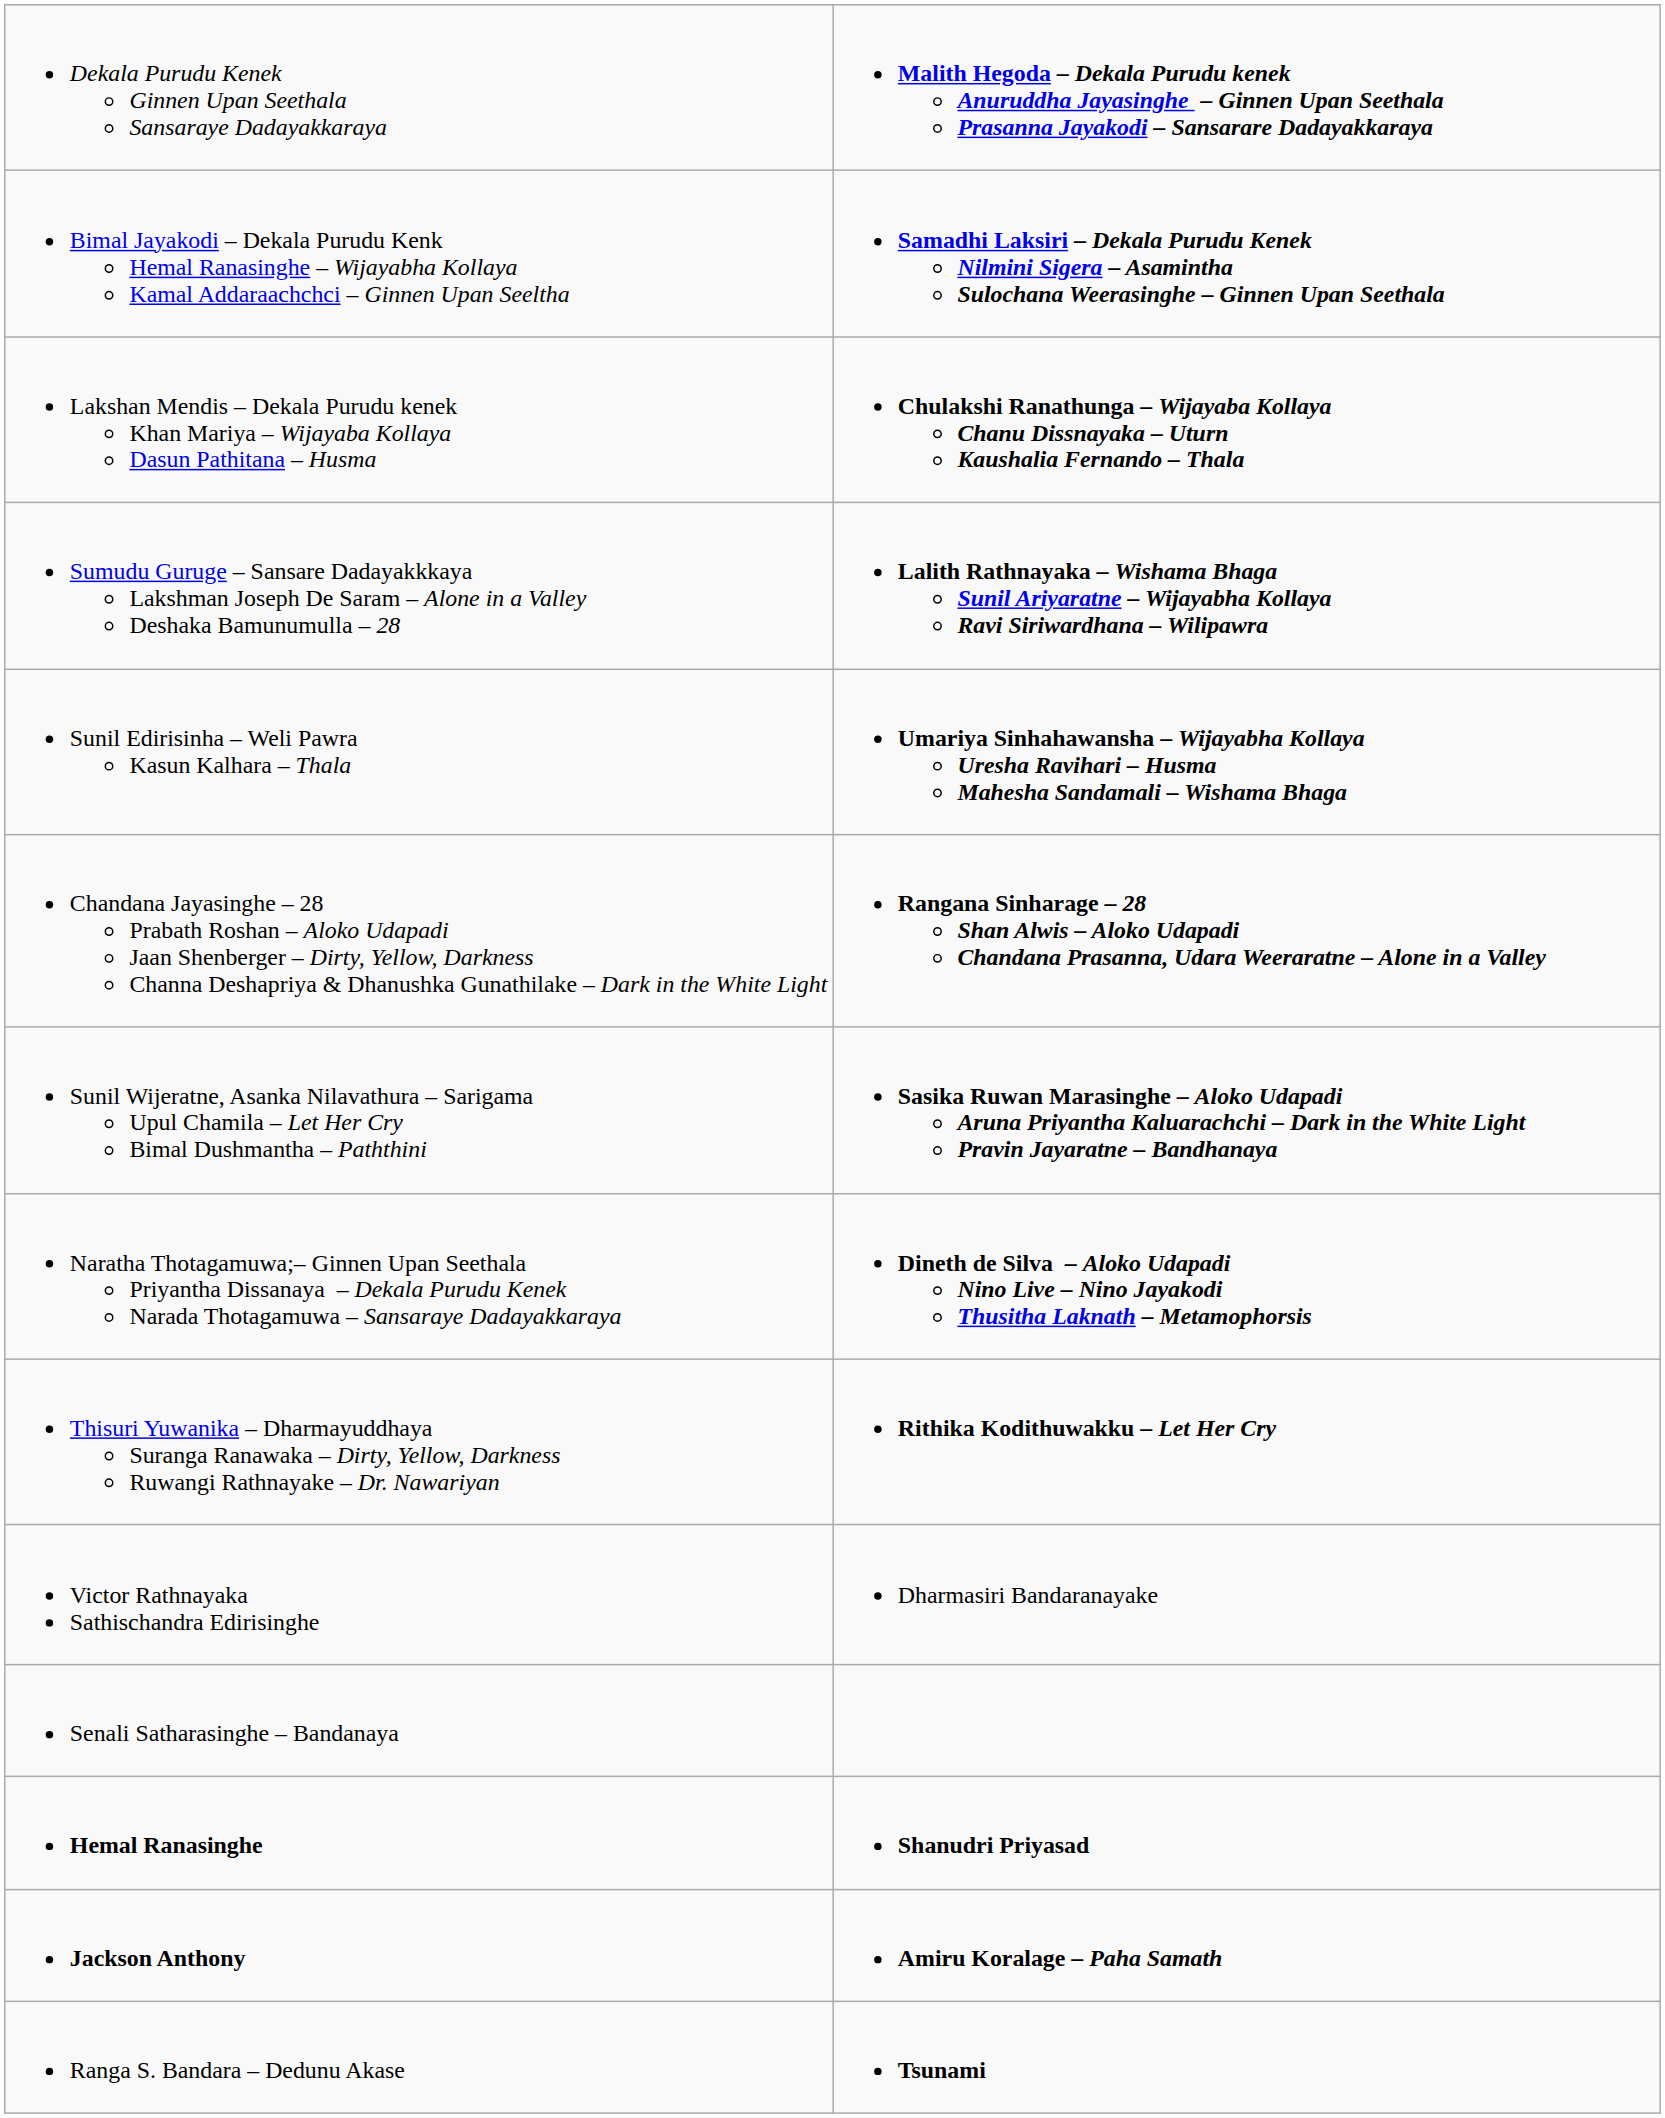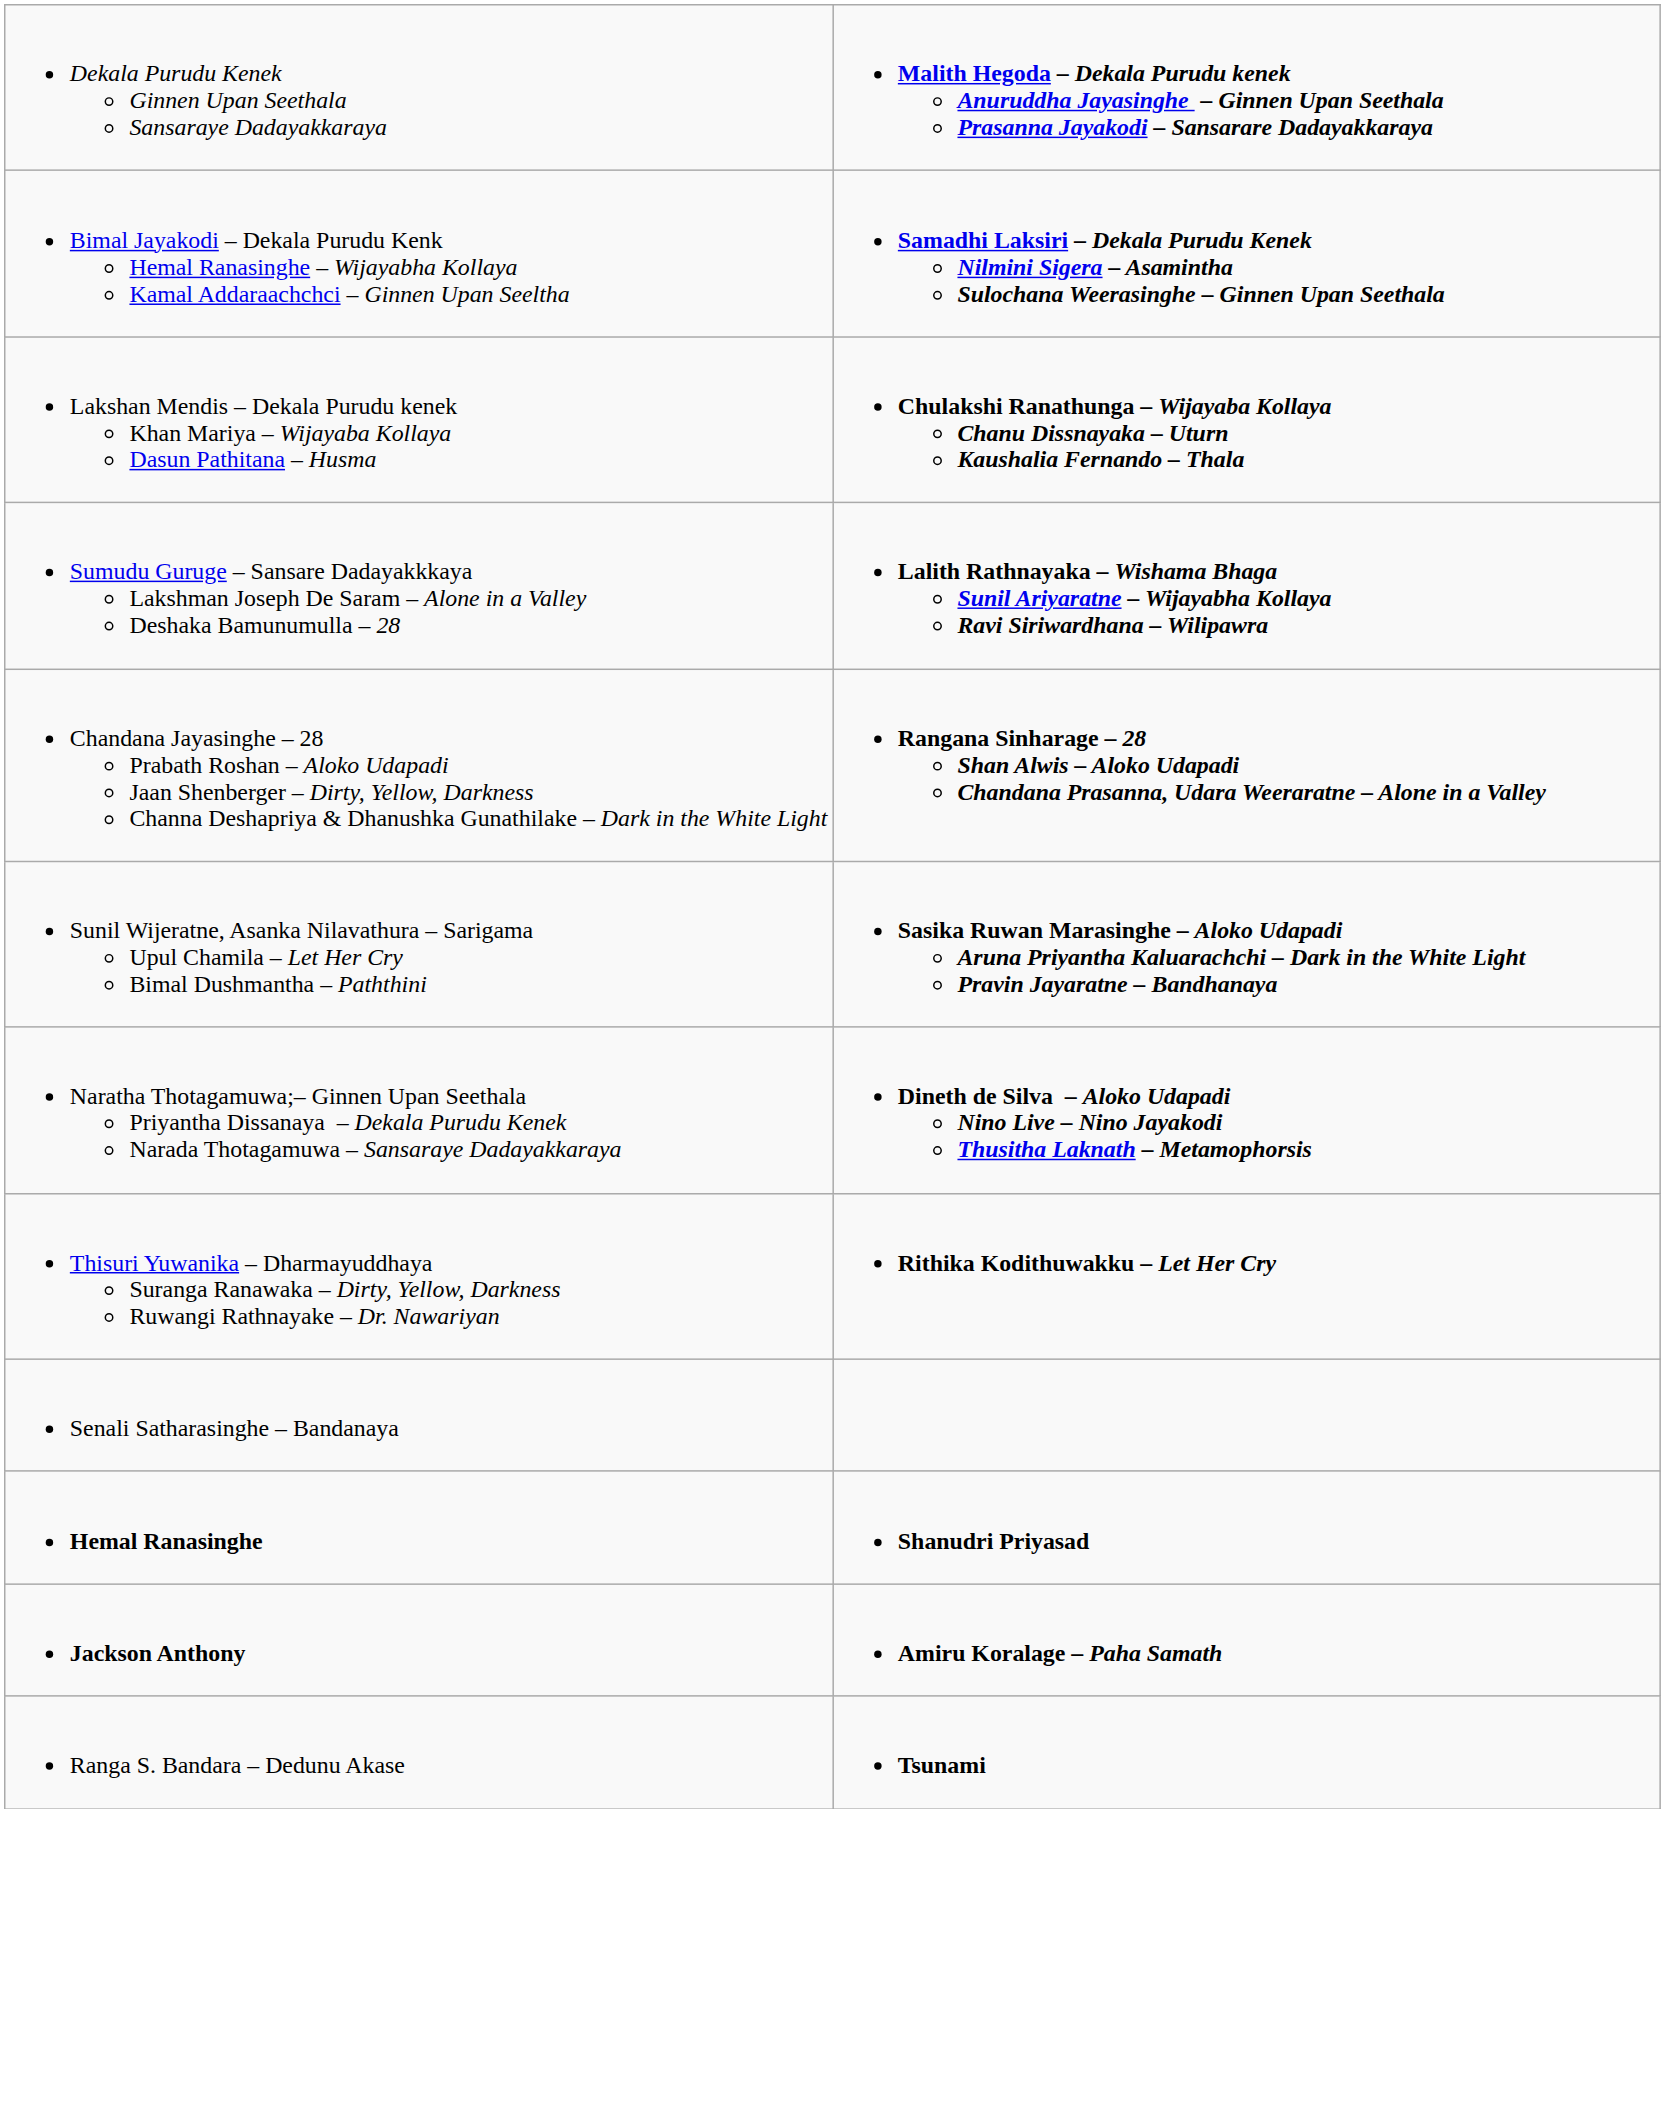- row: (419, 752)
- row: (419, 1608)
